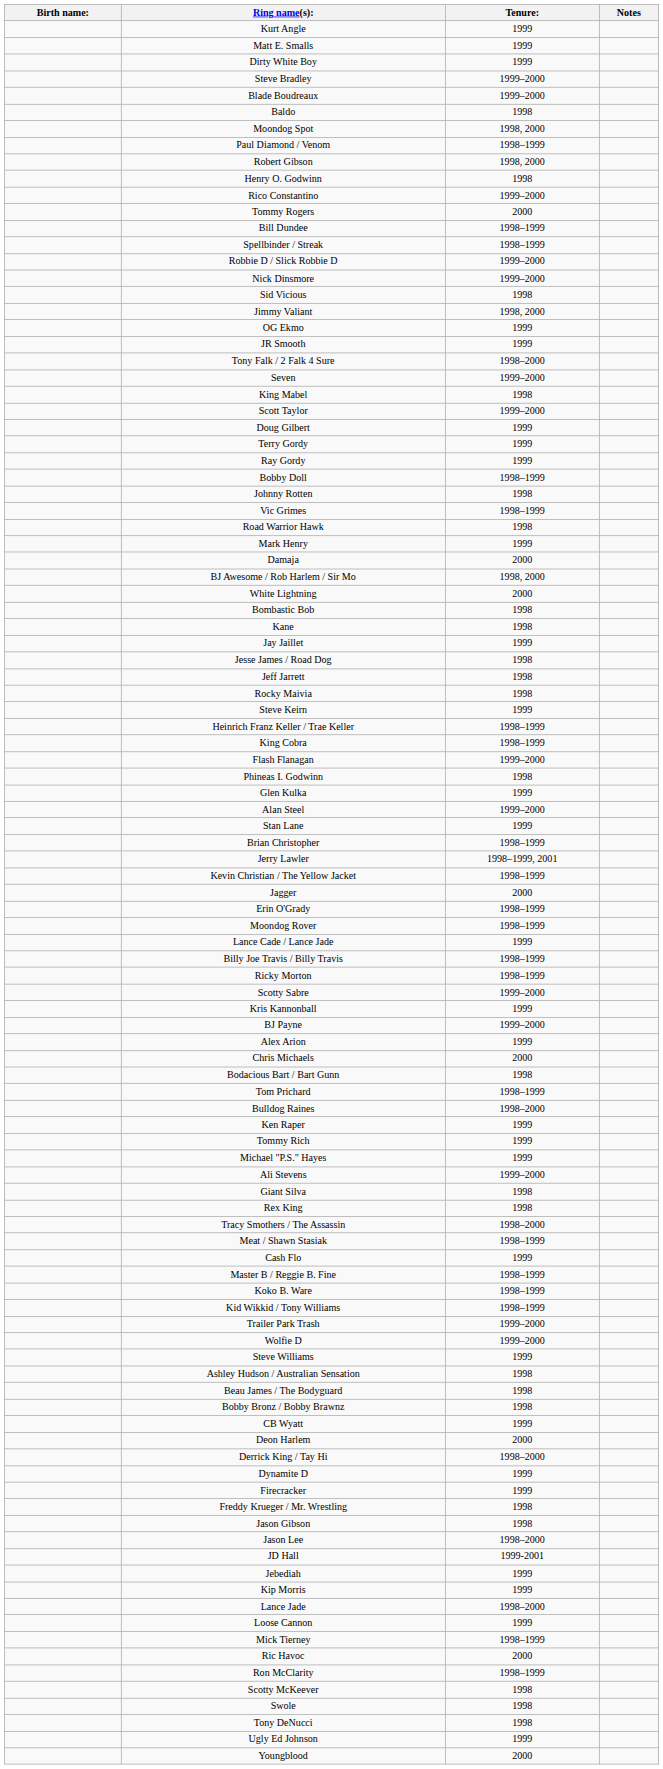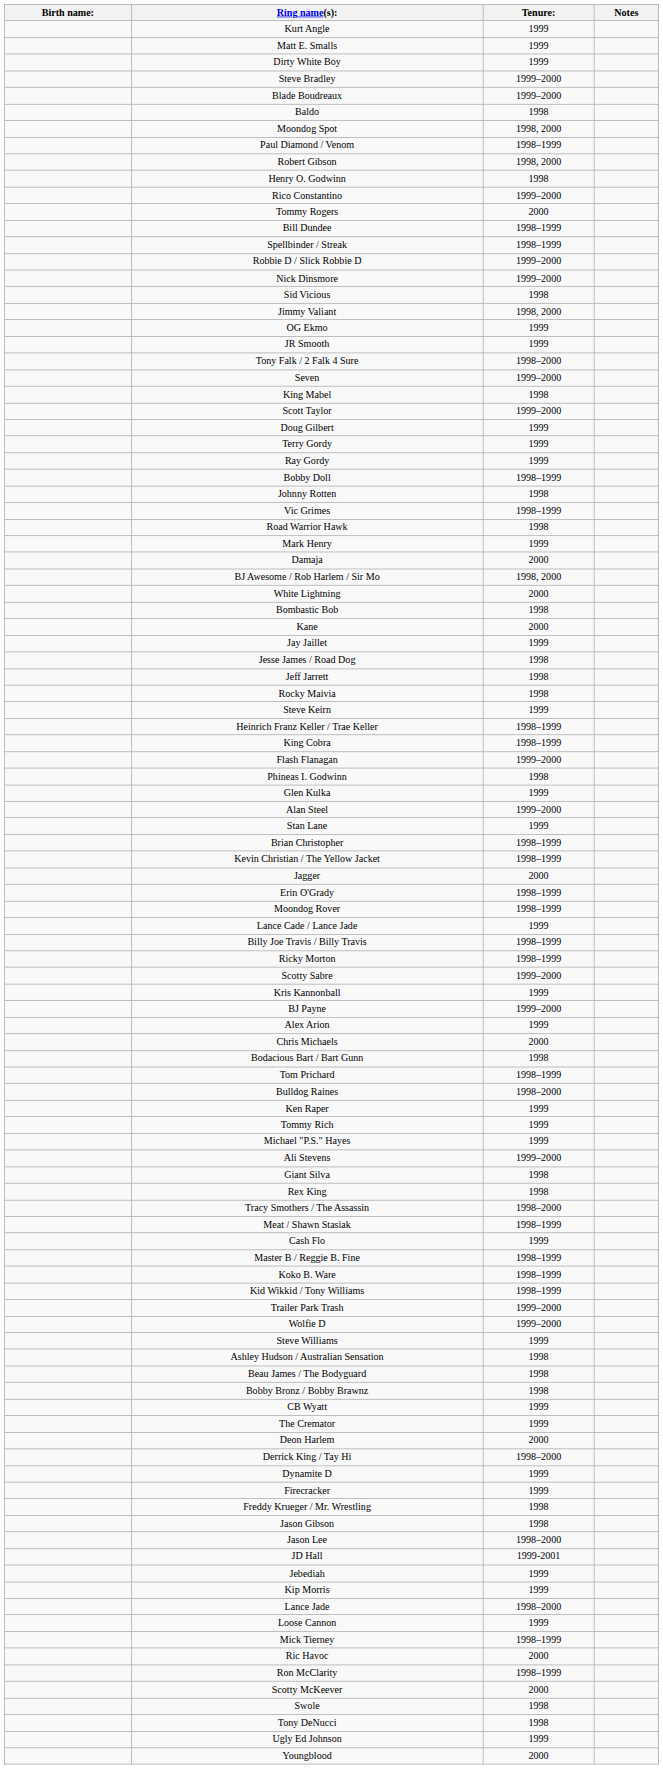(522, 626) 1998 -> (539, 626) 2000
- row: (283, 859)
+ row: (307, 1423)
(522, 1689) 1998 -> (539, 1689) 2000
